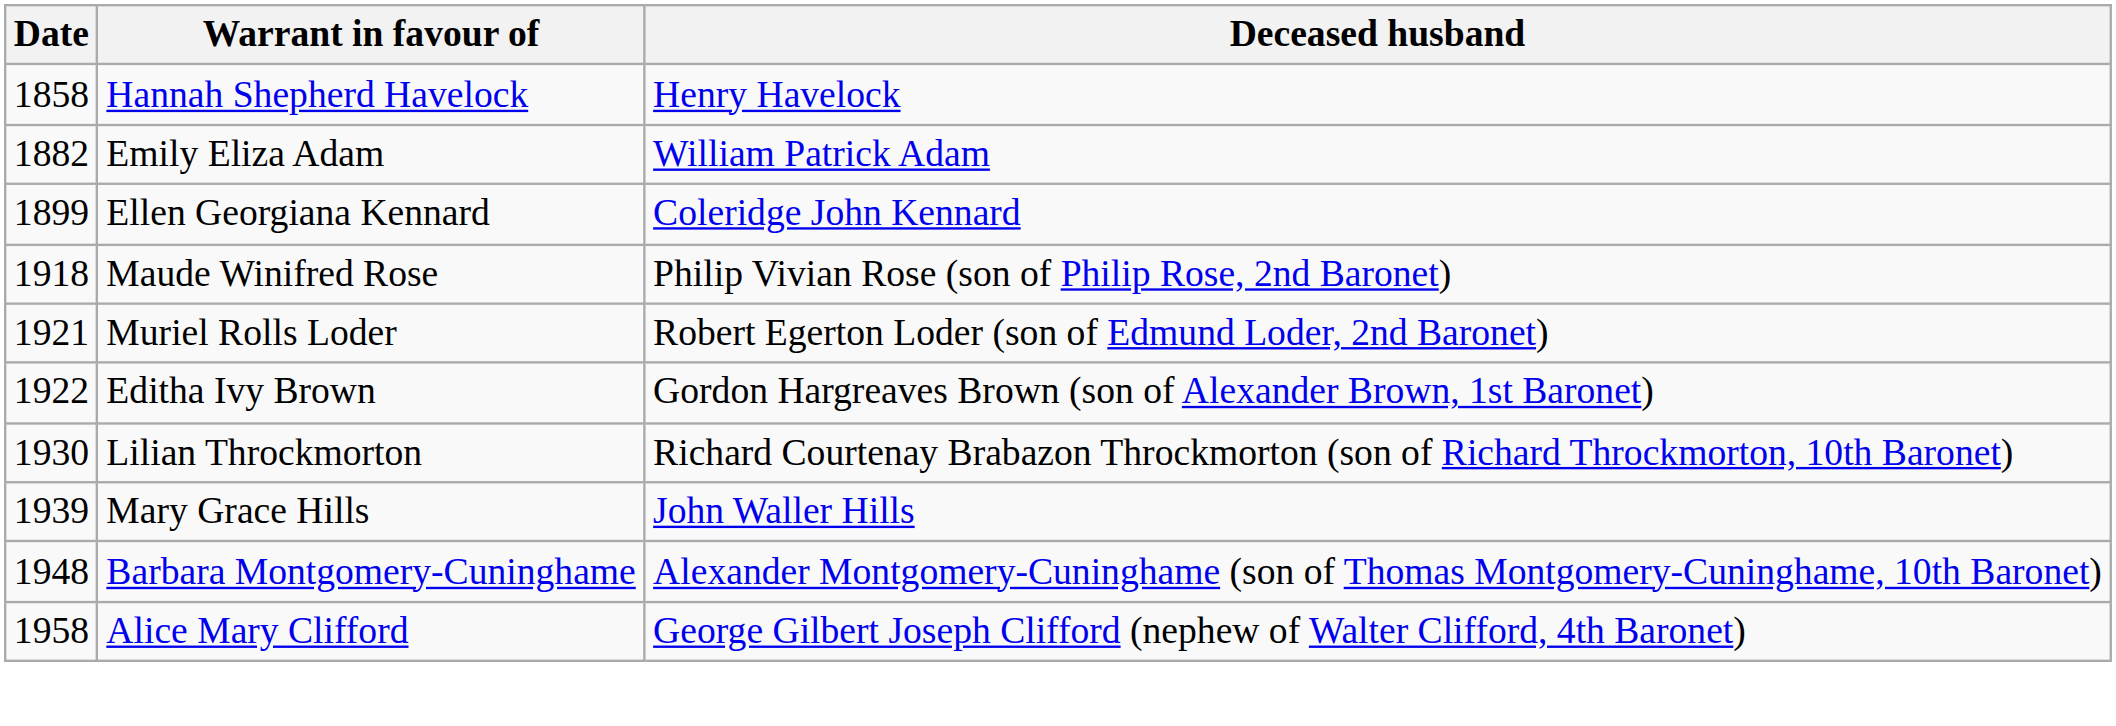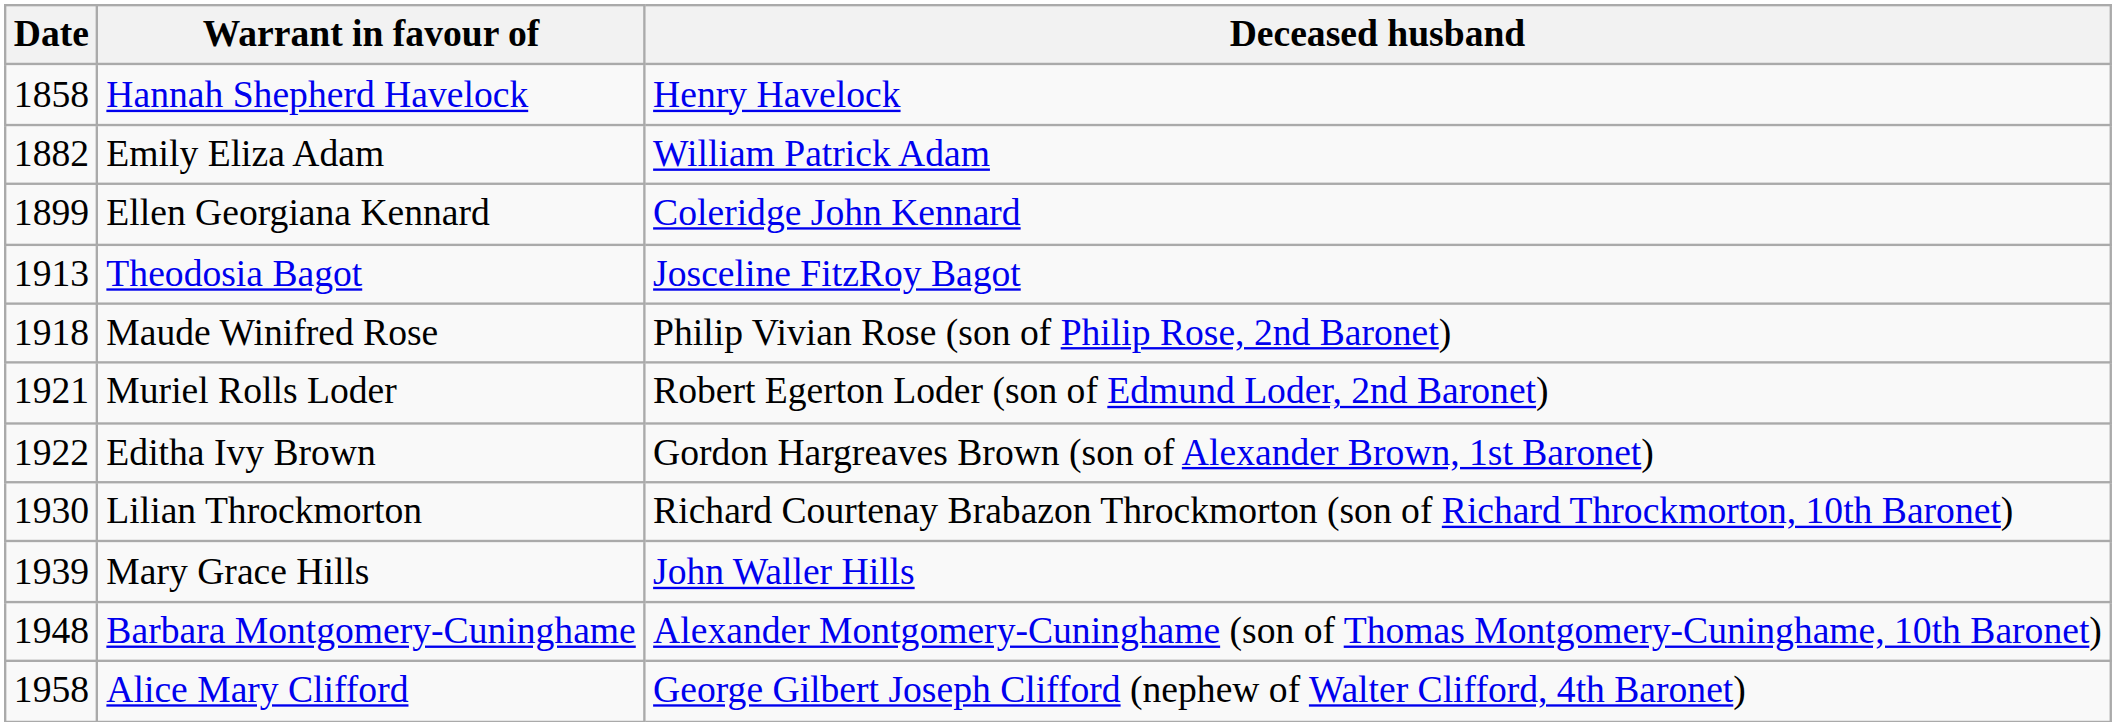+ row: (234, 272)
